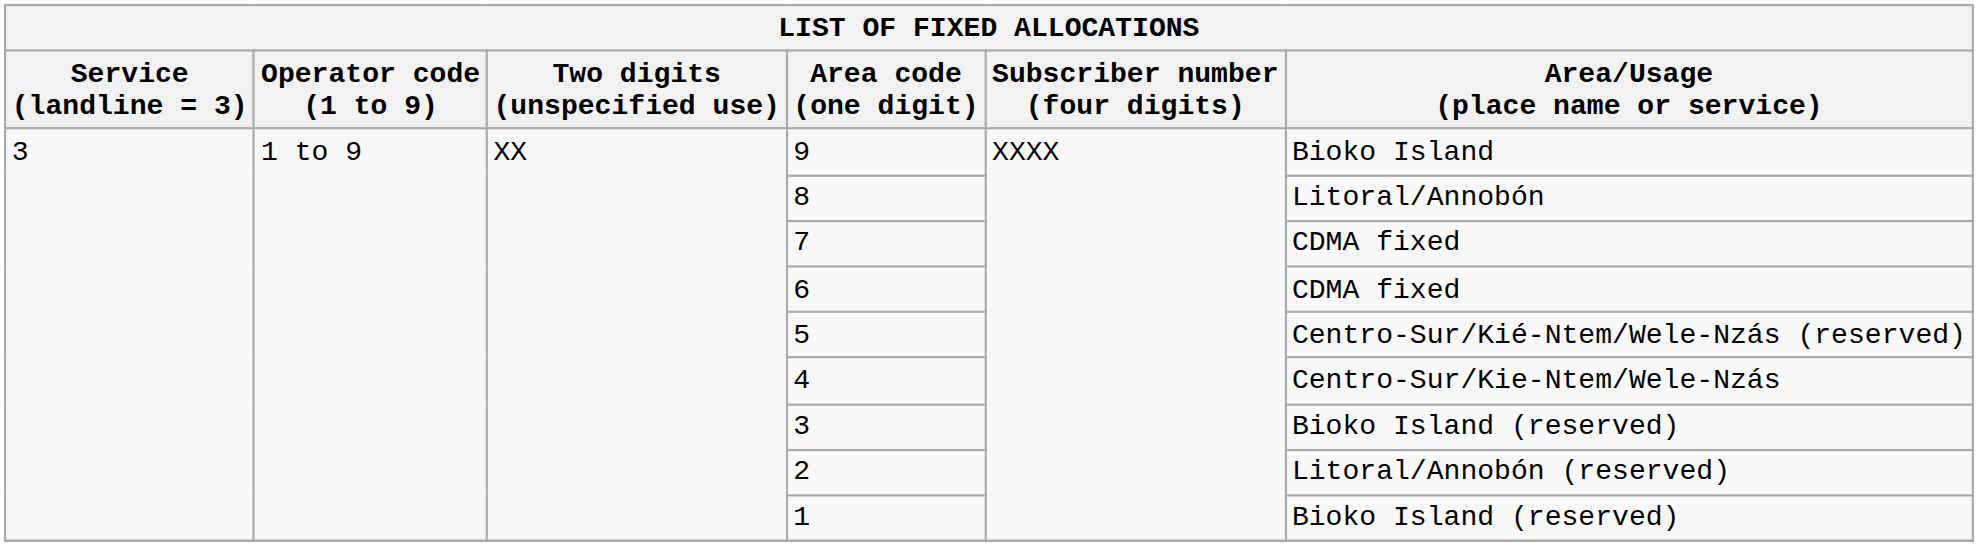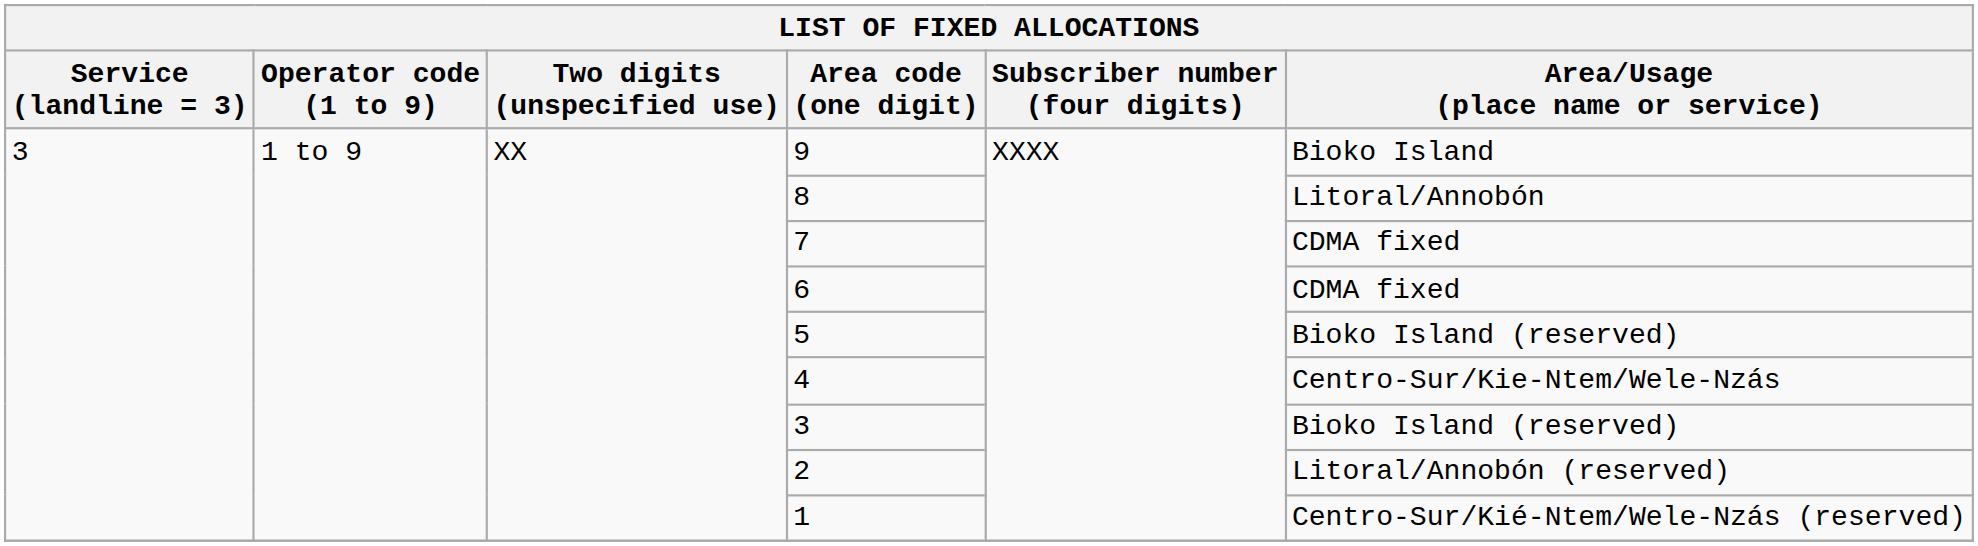(1629, 335) Centro-Sur/Kié-Ntem/Wele-Nzás (reserved) -> (1486, 335) Bioko Island (reserved)
(1486, 518) Bioko Island (reserved) -> (1629, 518) Centro-Sur/Kié-Ntem/Wele-Nzás (reserved)
